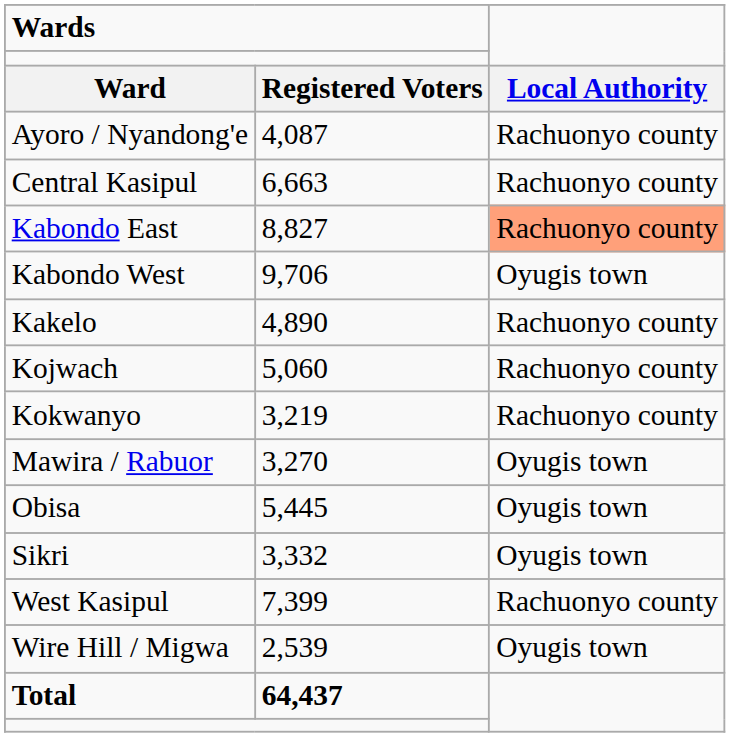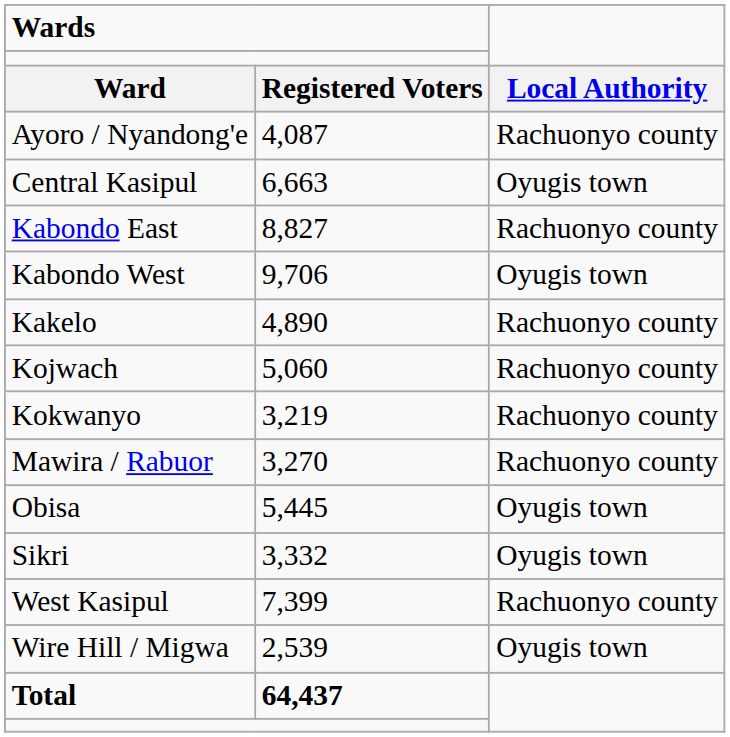(607, 181) Rachuonyo county -> (572, 181) Oyugis town
(607, 228) lightsalmon background -> (607, 228) no background
(572, 461) Oyugis town -> (607, 461) Rachuonyo county
